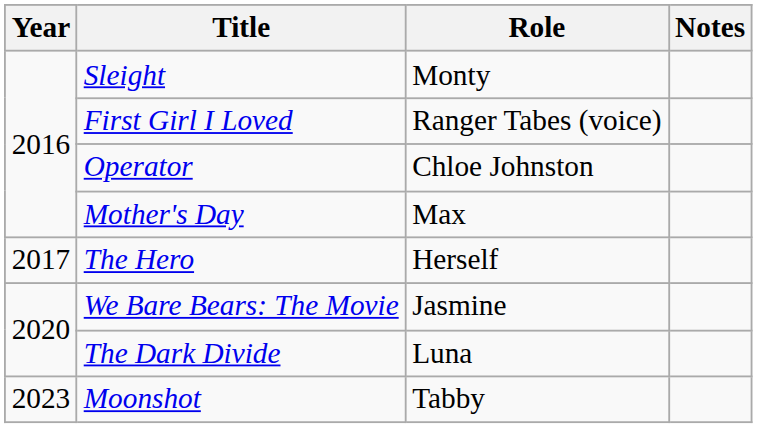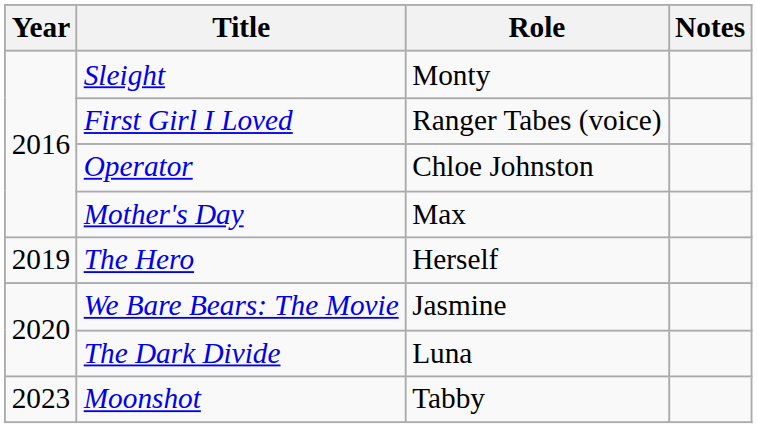(41, 259) 2017 -> (41, 259) 2019
